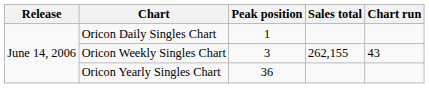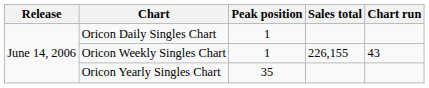(267, 53) 3 -> (267, 53) 1
(328, 53) 262,155 -> (328, 53) 226,155
(267, 72) 36 -> (267, 72) 35
